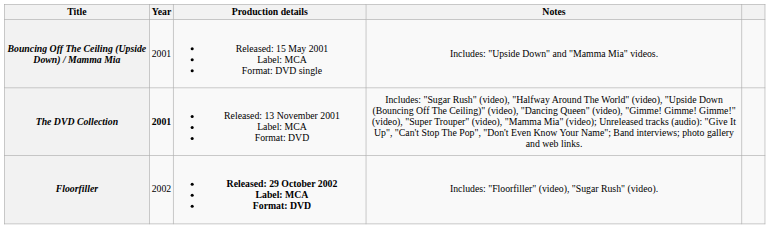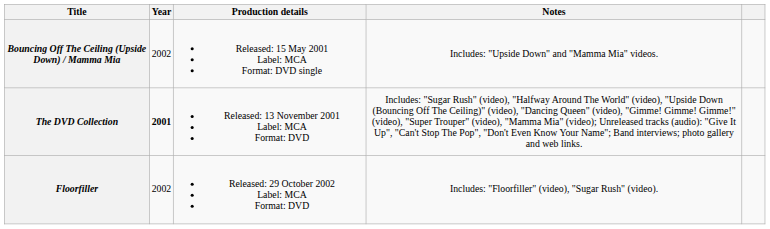(161, 53) 2001 -> (161, 53) 2002
(270, 195) bold -> (270, 195) normal
